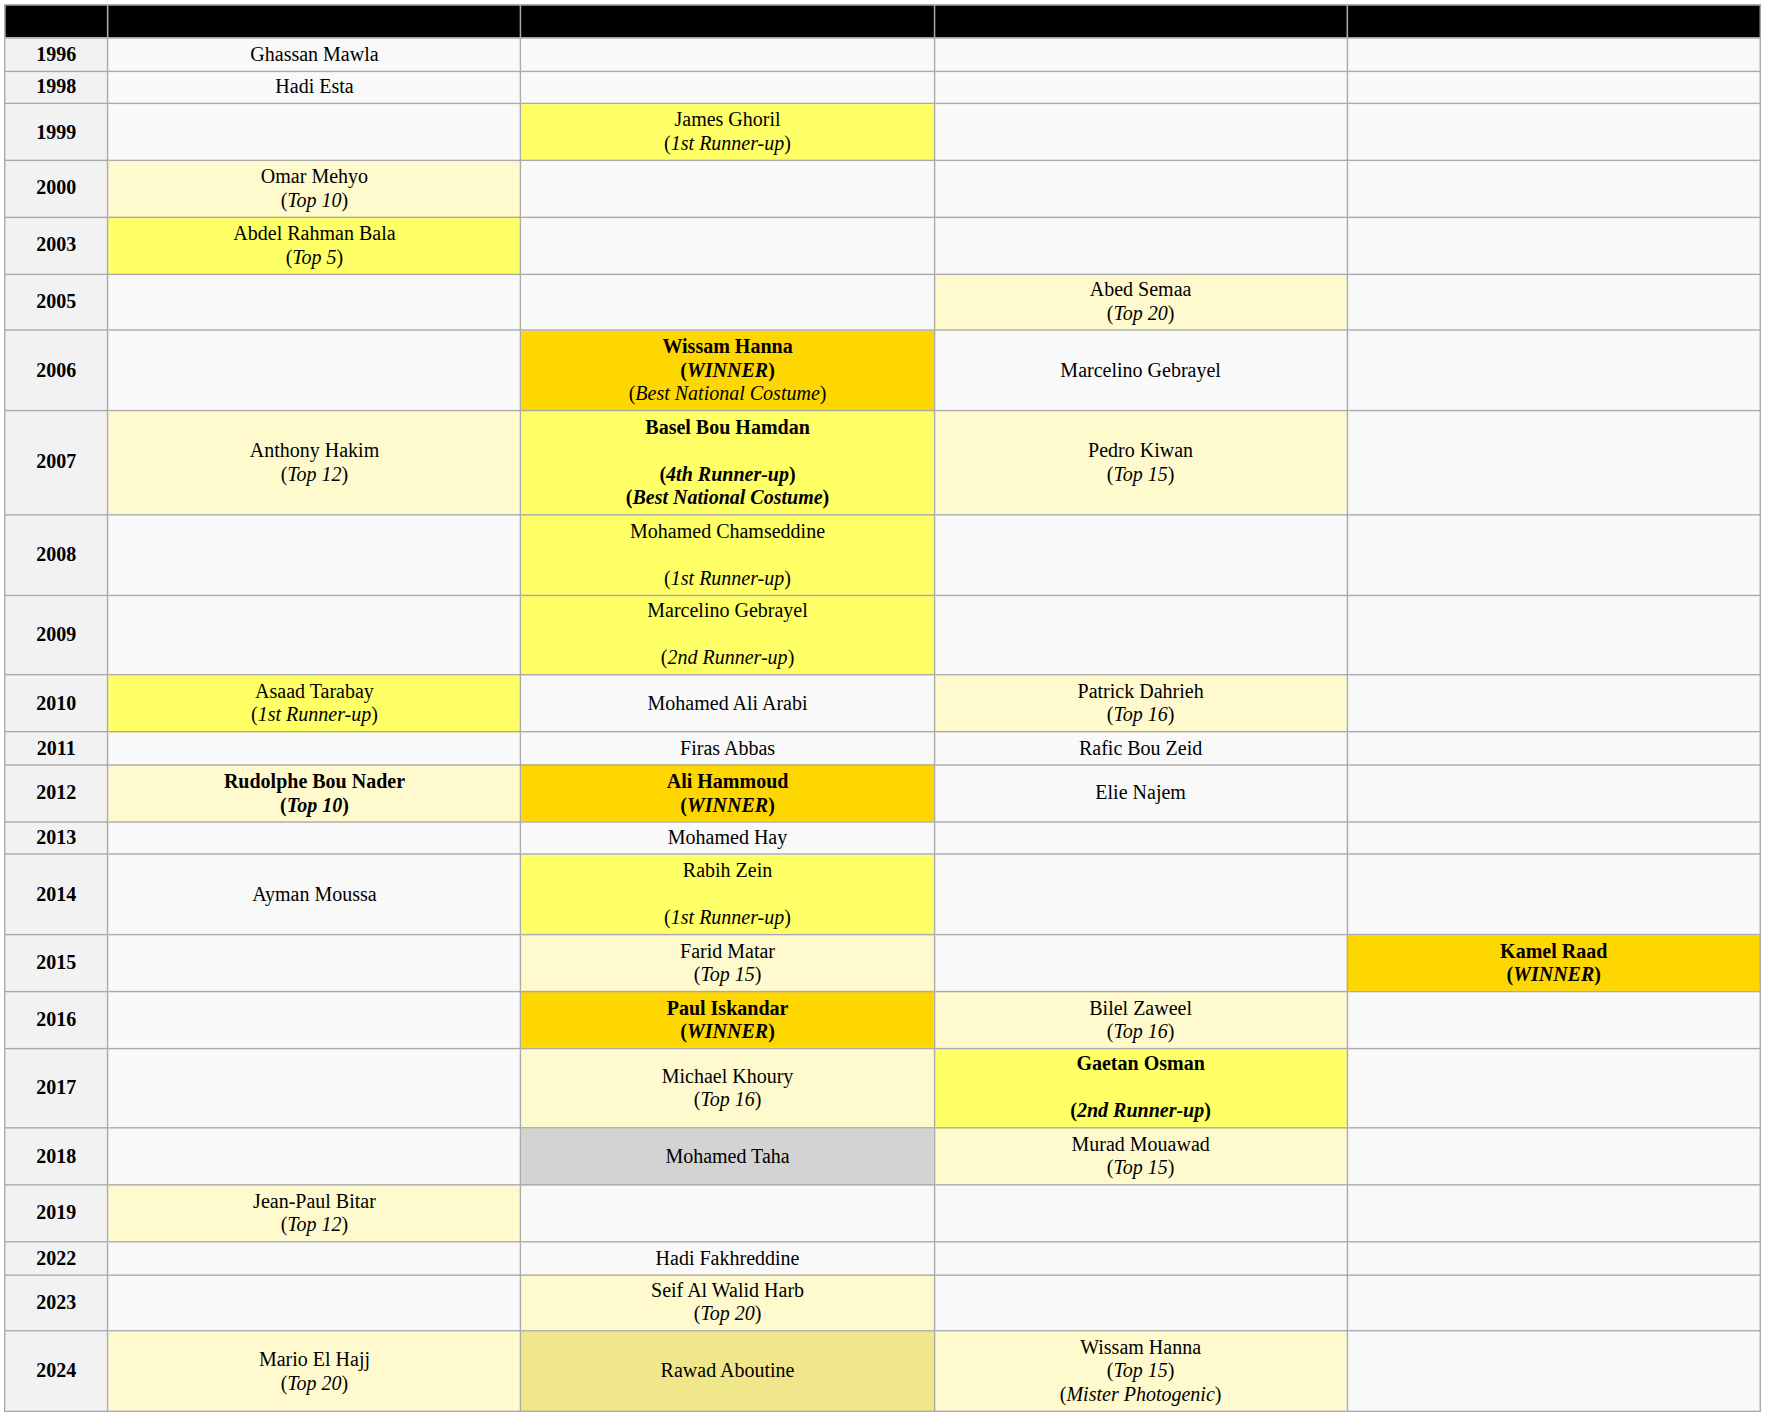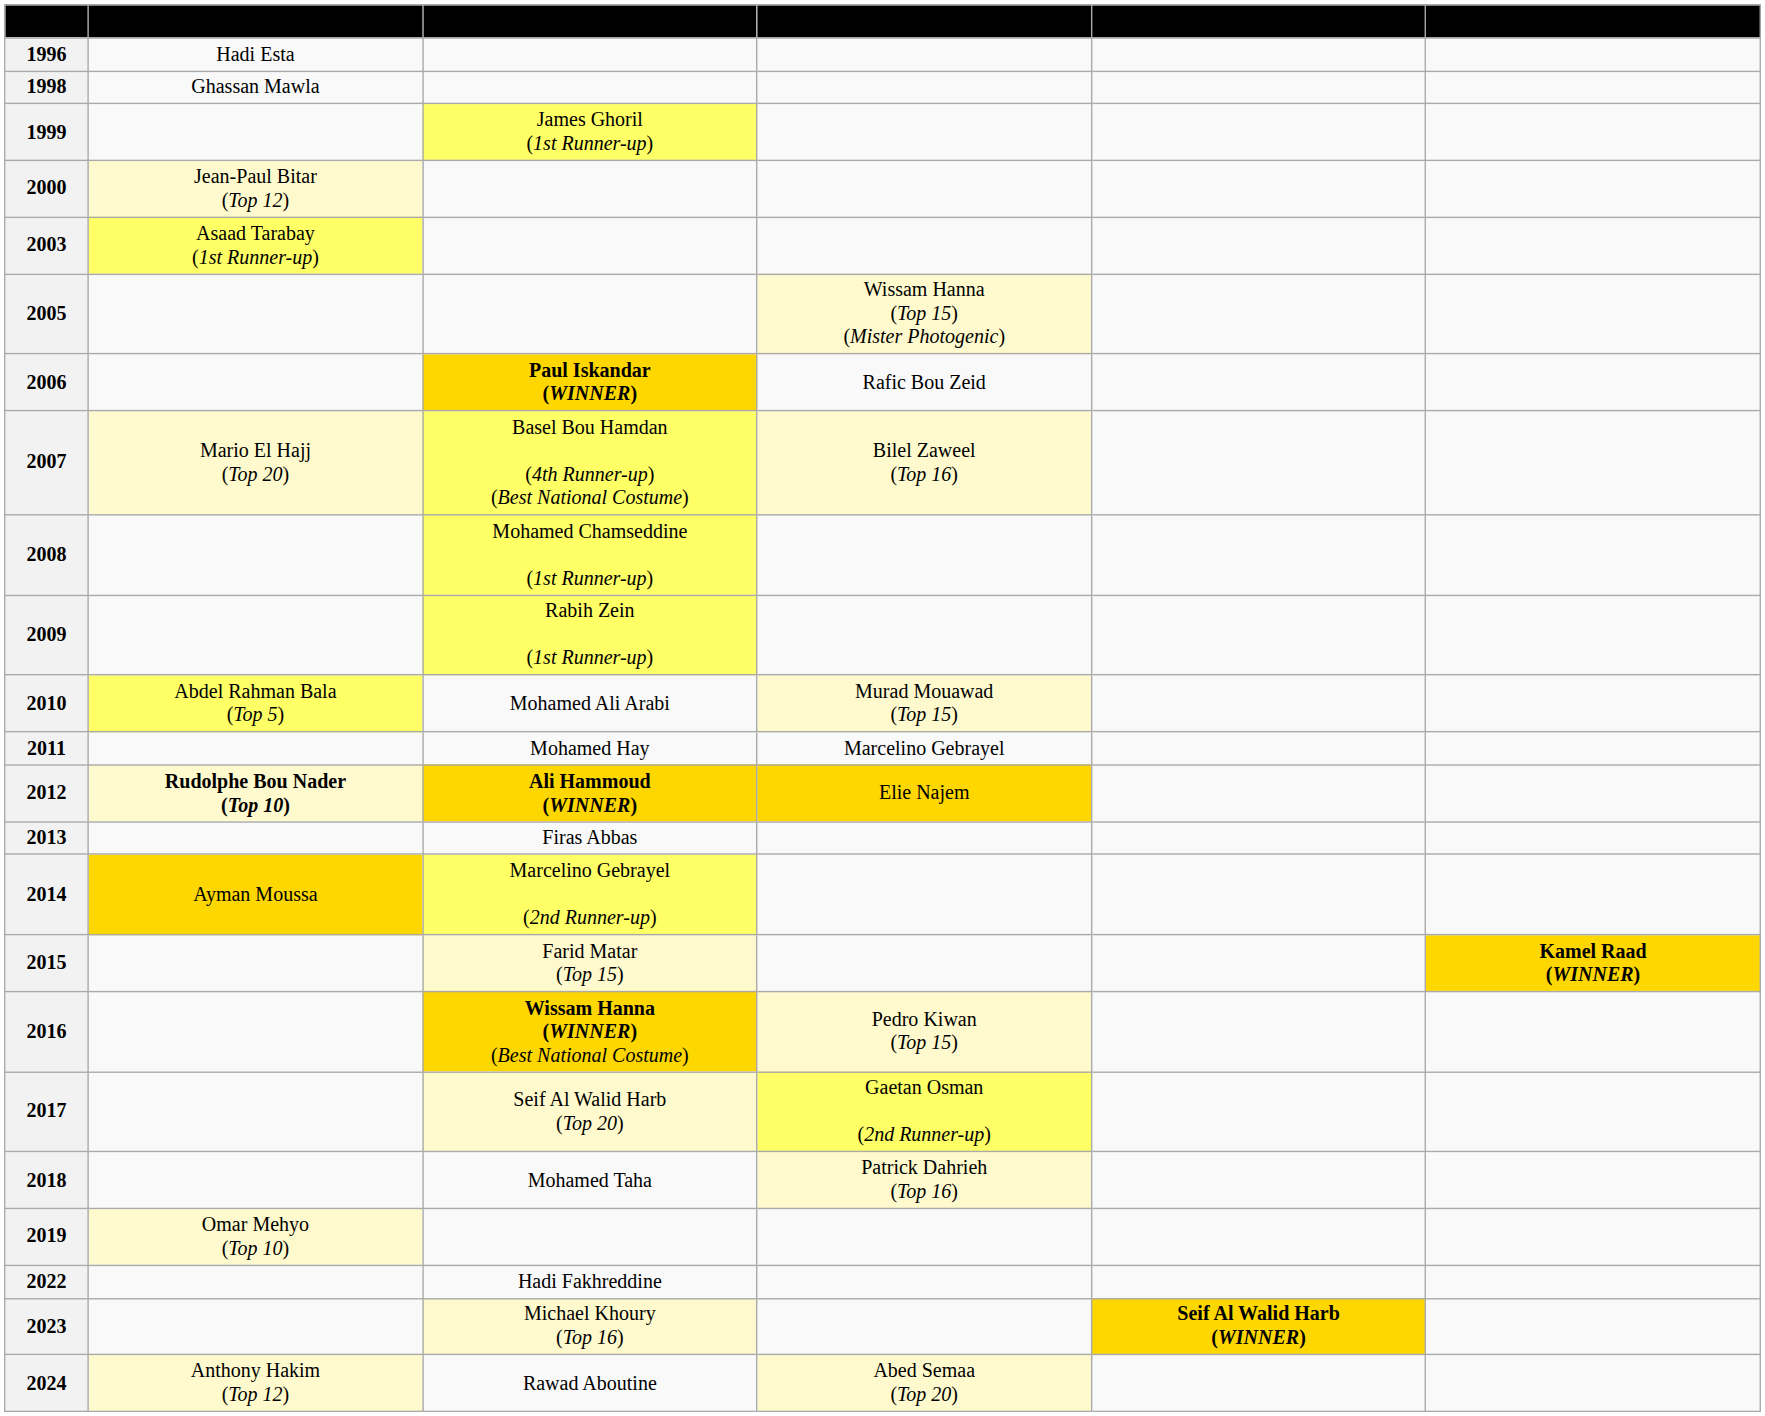+ column: (1259, 21)
(314, 54) Ghassan Mawla -> (255, 54) Hadi Esta
(314, 87) Hadi Esta -> (255, 87) Ghassan Mawla
(314, 188) Omar Mehyo (Top 10) -> (255, 188) Jean-Paul Bitar (Top 12)
(314, 245) Abdel Rahman Bala (Top 5) -> (255, 245) Asaad Tarabay (1st Runner-up)
(1141, 302) Abed Semaa (Top 20) -> (924, 313) Wissam Hanna (Top 15) (Mister Photogenic)
(728, 370) Wissam Hanna (WINNER) (Best National Costume) -> (590, 382) Paul Iskandar (WINNER)
(1141, 370) Marcelino Gebrayel -> (924, 382) Rafic Bou Zeid
(314, 462) Anthony Hakim (Top 12) -> (255, 462) Mario El Hajj (Top 20)
(728, 462) bold -> (590, 462) normal
(1141, 462) Pedro Kiwan (Top 15) -> (924, 462) Bilel Zaweel (Top 16)
(728, 635) Marcelino Gebrayel (2nd Runner-up) -> (590, 635) Rabih Zein (1st Runner-up)
(314, 703) Asaad Tarabay (1st Runner-up) -> (255, 703) Abdel Rahman Bala (Top 5)
(1141, 703) Patrick Dahrieh (Top 16) -> (924, 703) Murad Mouawad (Top 15)
(728, 748) Firas Abbas -> (590, 748) Mohamed Hay
(1141, 748) Rafic Bou Zeid -> (924, 748) Marcelino Gebrayel
(1141, 793) no background -> (924, 793) gold background
(728, 838) Mohamed Hay -> (590, 838) Firas Abbas
(314, 894) no background -> (255, 894) gold background
(728, 894) Rabih Zein (1st Runner-up) -> (590, 894) Marcelino Gebrayel (2nd Runner-up)
(728, 1019) Paul Iskandar (WINNER) -> (590, 1031) Wissam Hanna (WINNER) (Best National Costume)
(1141, 1019) Bilel Zaweel (Top 16) -> (924, 1031) Pedro Kiwan (Top 15)
(728, 1088) Michael Khoury (Top 16) -> (590, 1111) Seif Al Walid Harb (Top 20)
(1141, 1088) bold -> (924, 1111) normal
(728, 1156) lightgrey background -> (590, 1180) no background
(1141, 1156) Murad Mouawad (Top 15) -> (924, 1180) Patrick Dahrieh (Top 16)
(314, 1213) Jean-Paul Bitar (Top 12) -> (255, 1236) Omar Mehyo (Top 10)
(728, 1302) Seif Al Walid Harb (Top 20) -> (590, 1326) Michael Khoury (Top 16)
(314, 1371) Mario El Hajj (Top 20) -> (255, 1383) Anthony Hakim (Top 12)
(728, 1371) khaki background -> (590, 1383) no background
(1141, 1371) Wissam Hanna (Top 15) (Mister Photogenic) -> (924, 1383) Abed Semaa (Top 20)
